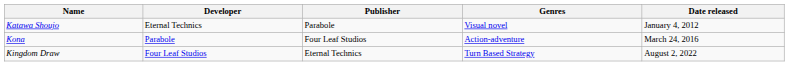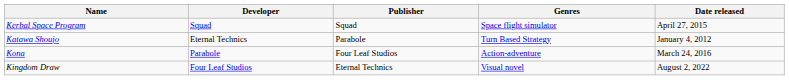+ row: (46, 25)
(486, 25) Visual novel -> (516, 39) Turn Based Strategy
(499, 53) Turn Based Strategy -> (502, 67) Visual novel
